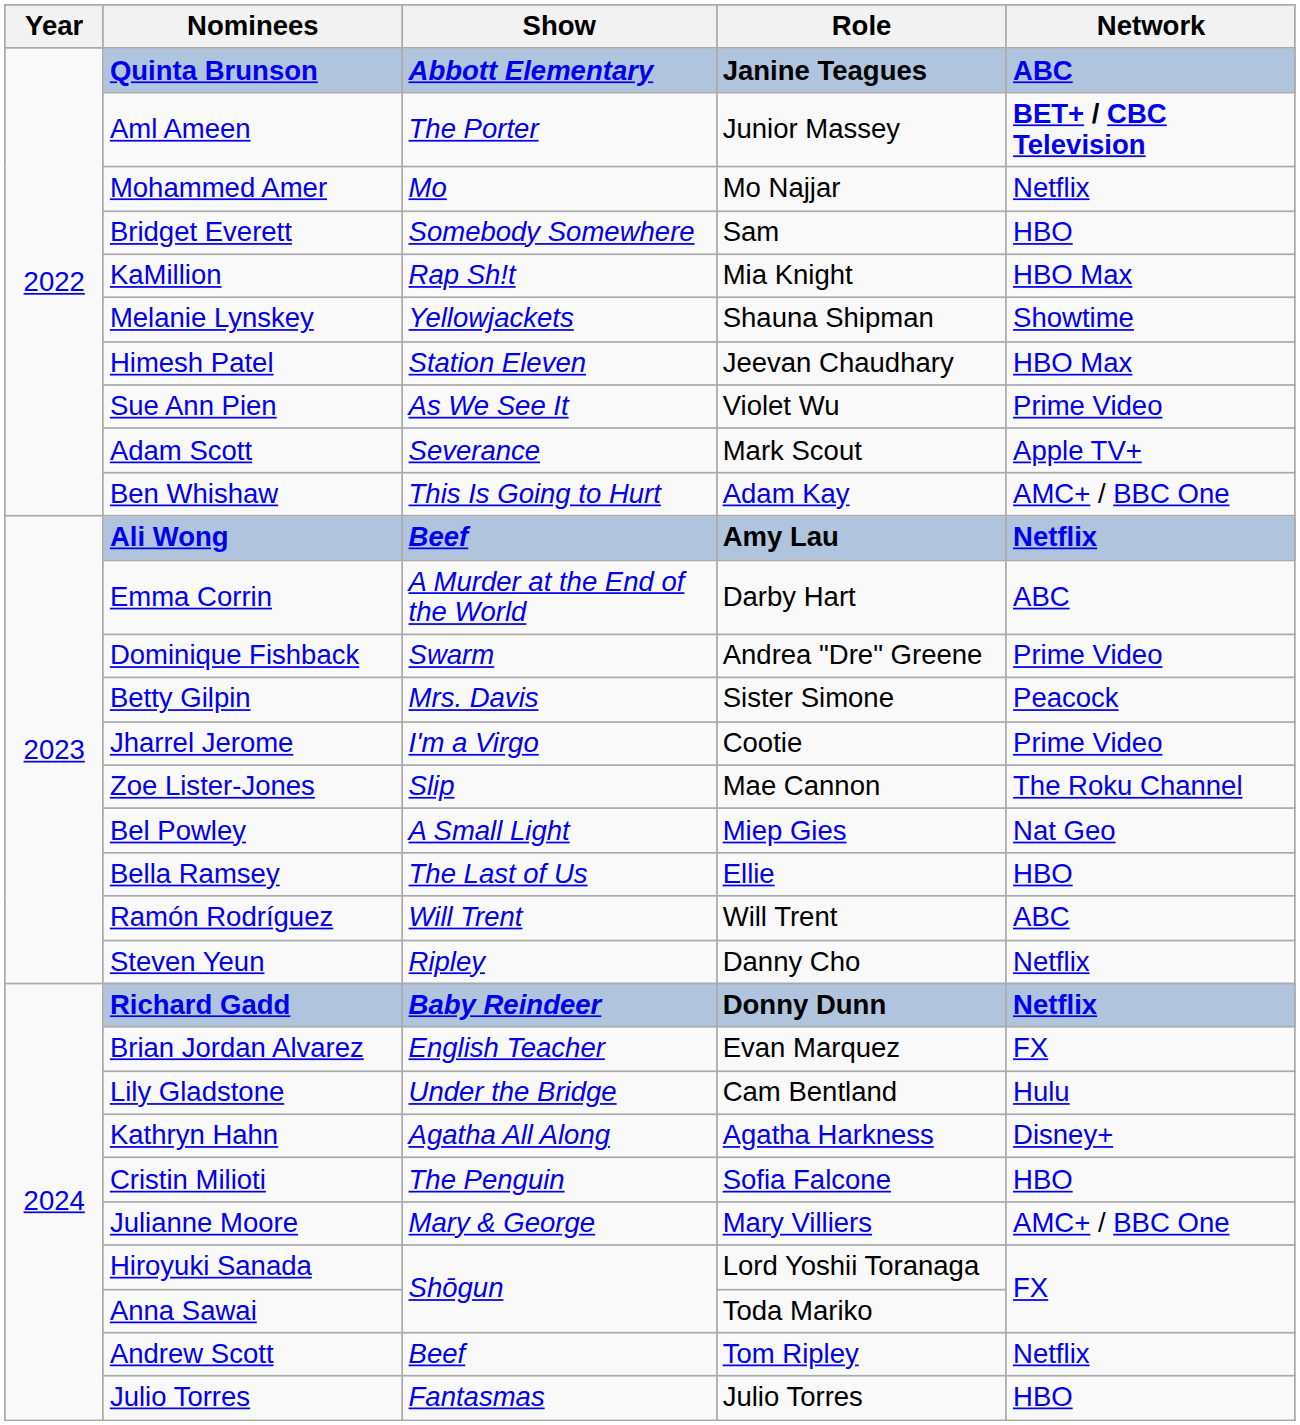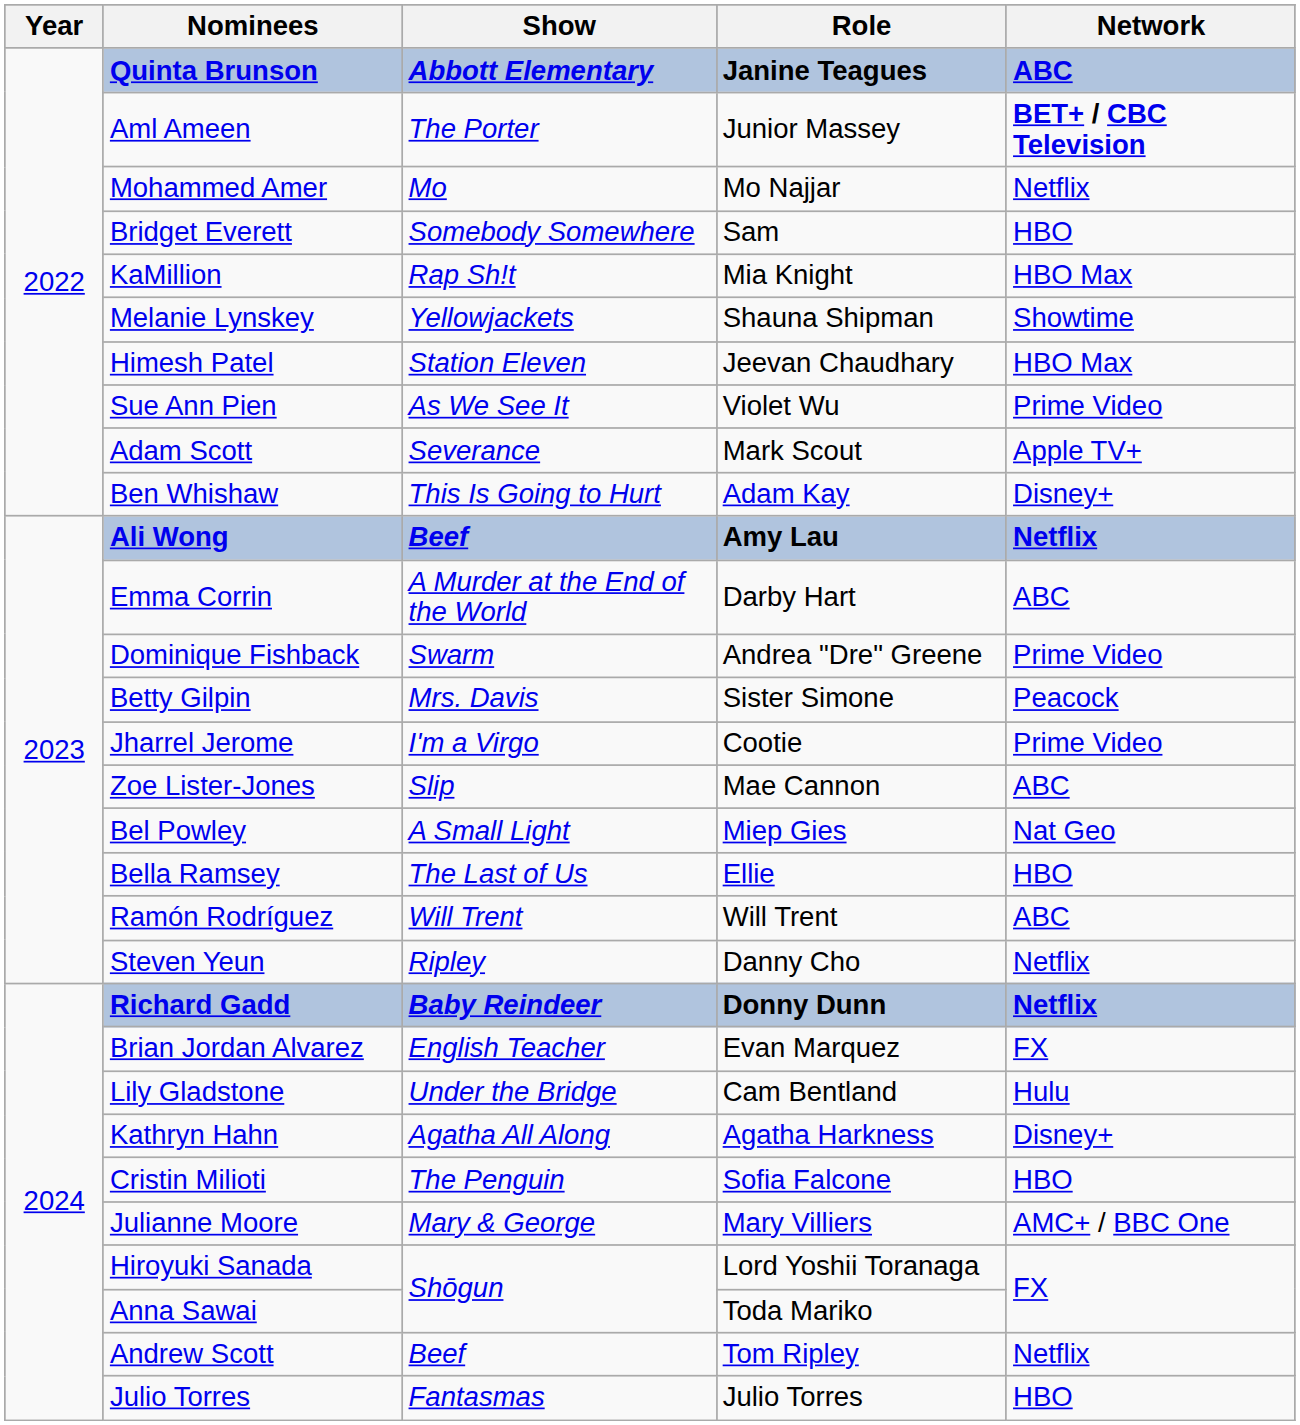(1121, 493) AMC+ / BBC One -> (1063, 493) Disney+
(1128, 786) The Roku Channel -> (1041, 786) ABC
